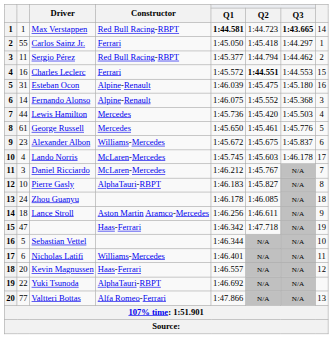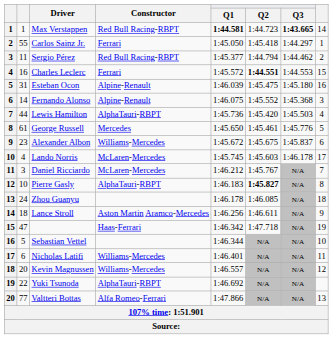(114, 114) Mercedes -> (129, 114) AlphaTauri-RBPT
(263, 184) normal -> (263, 184) bold
(119, 269) Haas-Ferrari -> (131, 269) Williams-Mercedes
